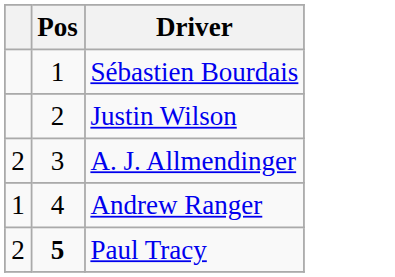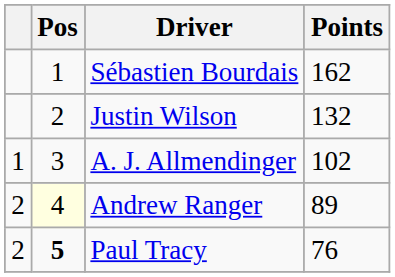+ column: (347, 26)
(18, 160) 2 -> (18, 160) 1
(18, 205) 1 -> (18, 205) 2
(58, 205) no background -> (58, 205) lightyellow background
